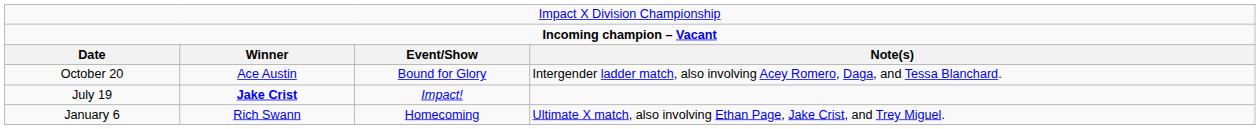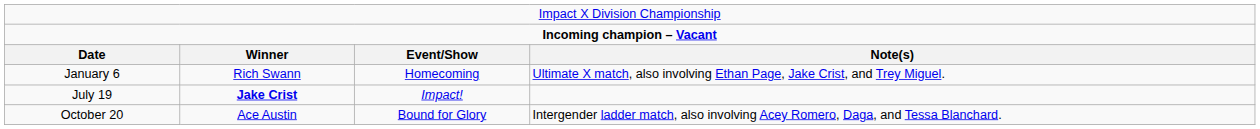rows swapped: (92, 114) <-> (92, 74)
